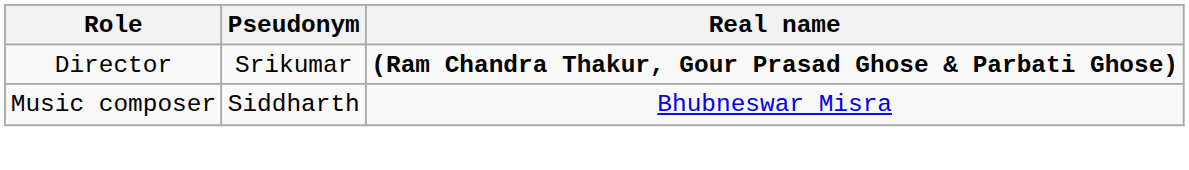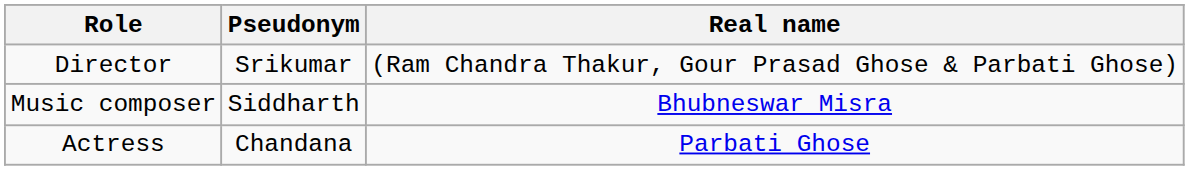(775, 65) bold -> (775, 65) normal
+ row: (113, 144)
